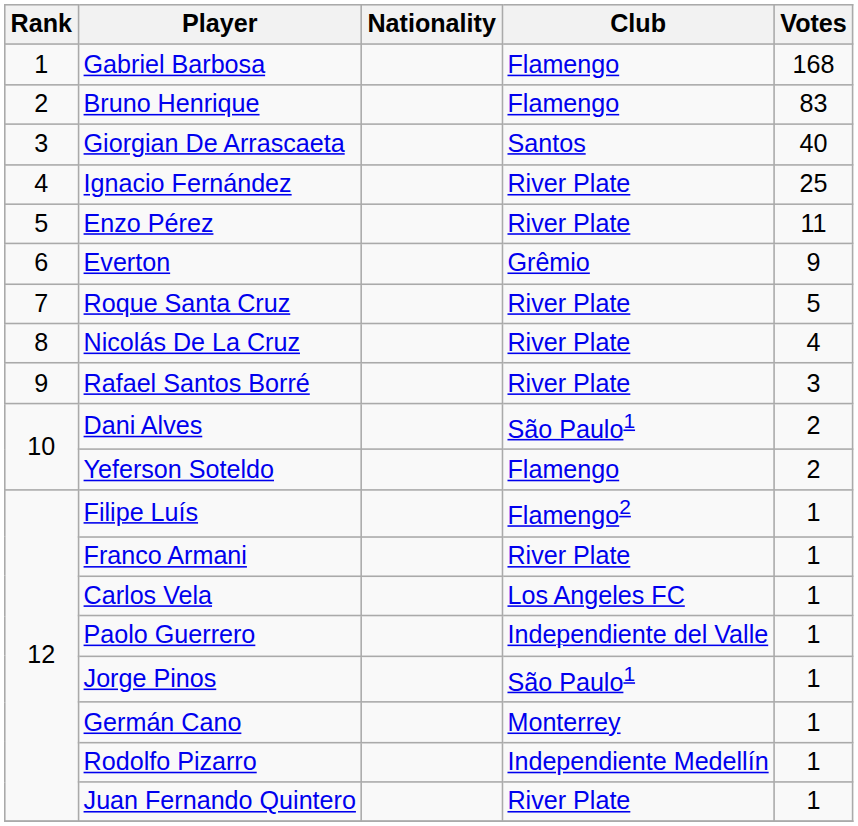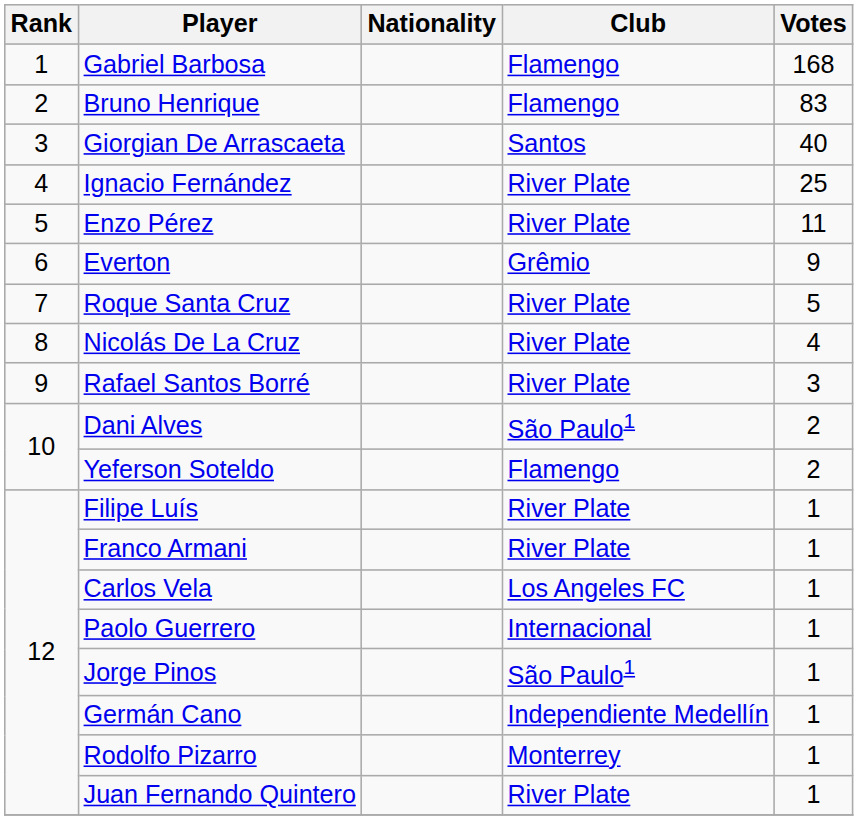(569, 512) Flamengo2 -> (569, 509) River Plate
(638, 635) Independiente del Valle -> (579, 628) Internacional
(564, 722) Monterrey -> (638, 715) Independiente Medellín
(638, 761) Independiente Medellín -> (564, 755) Monterrey
